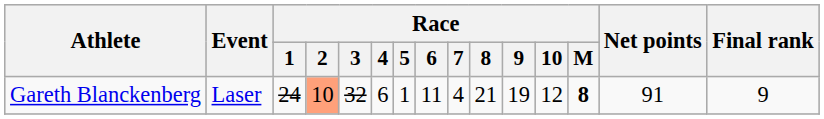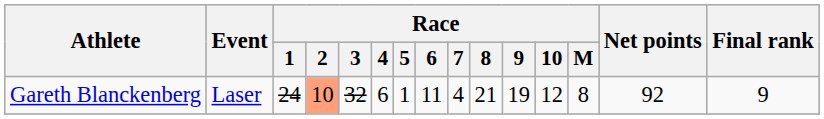(583, 95) bold -> (583, 95) normal
(653, 95) 91 -> (653, 95) 92
